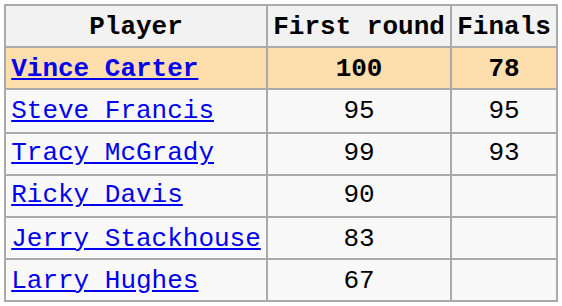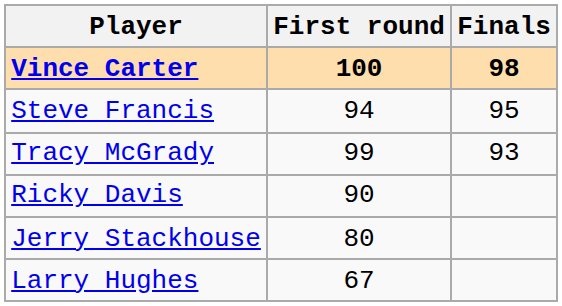(504, 69) 78 -> (504, 69) 98
(359, 111) 95 -> (359, 111) 94
(359, 238) 83 -> (359, 238) 80
